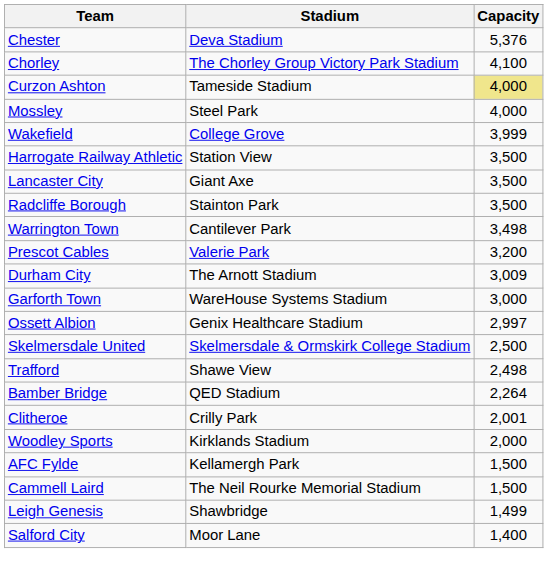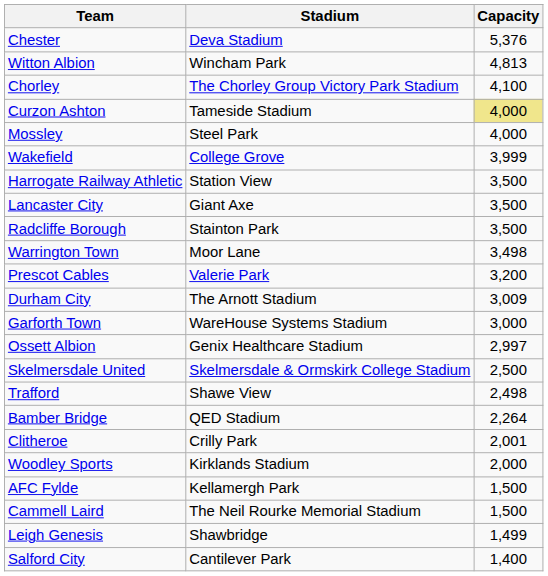+ row: (51, 63)
(240, 228) Cantilever Park -> (225, 252) Moor Lane
(225, 535) Moor Lane -> (240, 559) Cantilever Park
